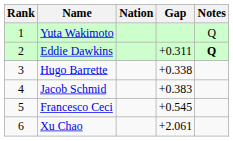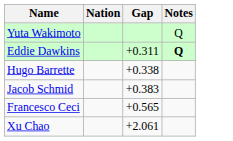- column: (21, 13)
(175, 107) +0.545 -> (142, 107) +0.565
